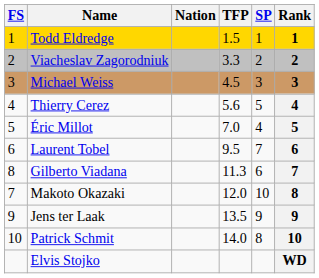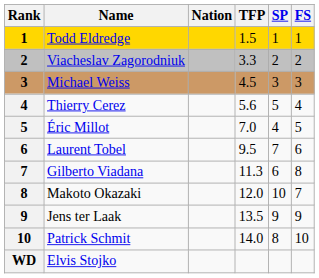columns swapped: (295, 15) <-> (16, 15)
